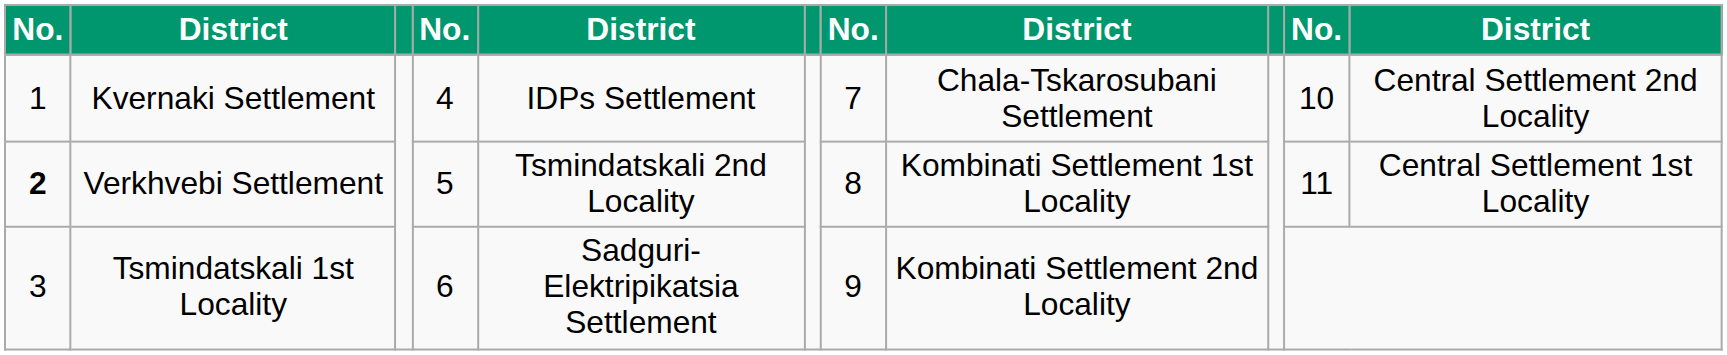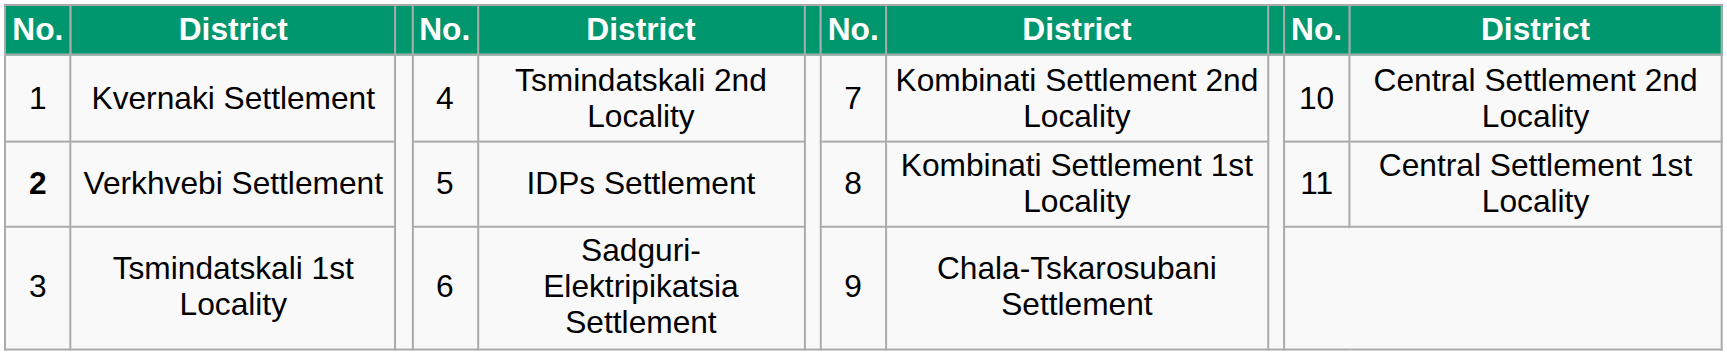(641, 97) IDPs Settlement -> (641, 97) Tsmindatskali 2nd Locality
(1077, 97) Chala-Tskarosubani Settlement -> (1077, 97) Kombinati Settlement 2nd Locality
(641, 183) Tsmindatskali 2nd Locality -> (641, 183) IDPs Settlement
(1077, 287) Kombinati Settlement 2nd Locality -> (1077, 287) Chala-Tskarosubani Settlement
